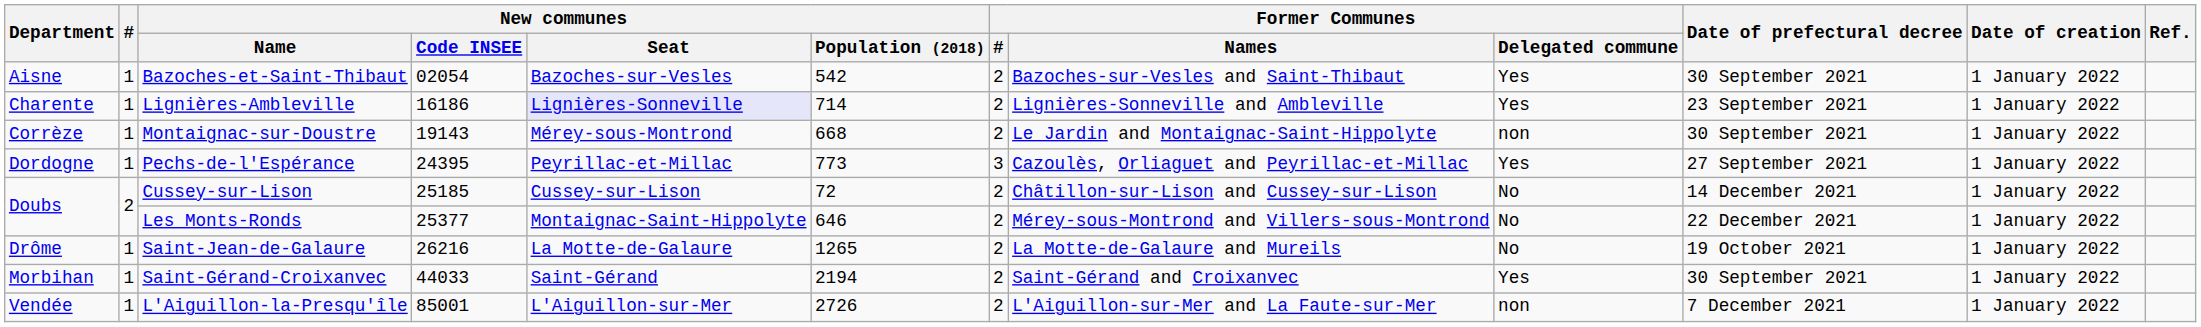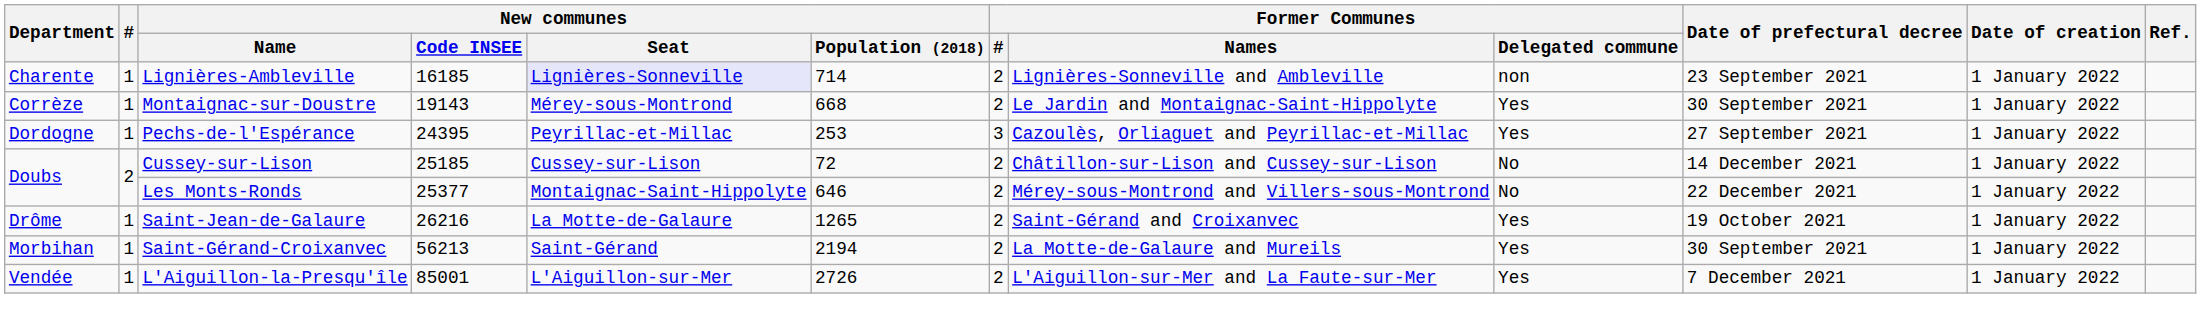- row: (275, 77)
(443, 106) 16186 -> (443, 77) 16185
(1514, 106) Yes -> (1514, 77) non
(1514, 134) non -> (1514, 106) Yes
(831, 163) 773 -> (831, 134) 253
(1177, 250) La Motte-de-Galaure and Mureils -> (1155, 221) Saint-Gérand and Croixanvec
(1509, 250) No -> (1514, 221) Yes
(443, 278) 44033 -> (443, 250) 56213
(1155, 278) Saint-Gérand and Croixanvec -> (1177, 250) La Motte-de-Galaure and Mureils
(1514, 307) non -> (1514, 278) Yes
